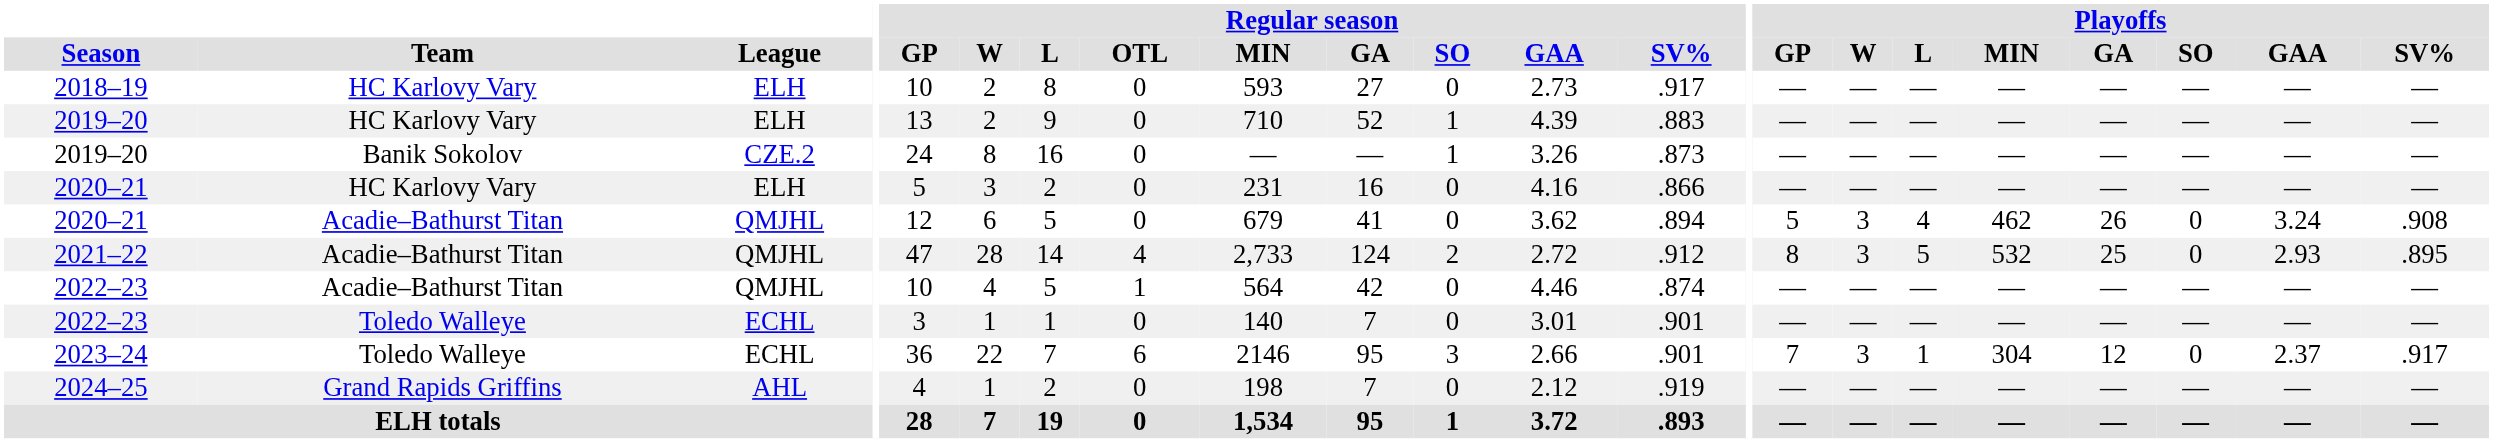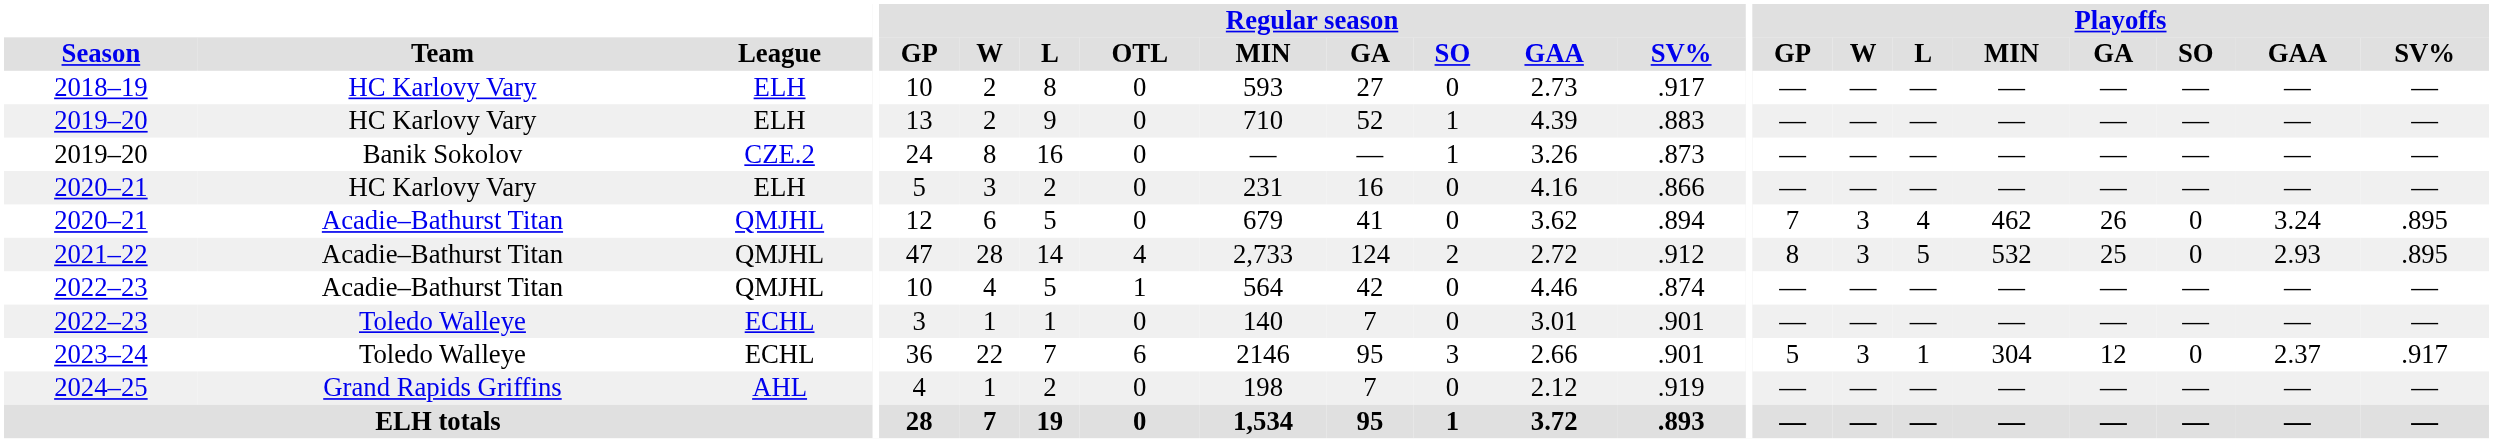(1793, 220) 5 -> (1793, 220) 7
(2425, 220) .908 -> (2425, 220) .895
(1793, 354) 7 -> (1793, 354) 5
